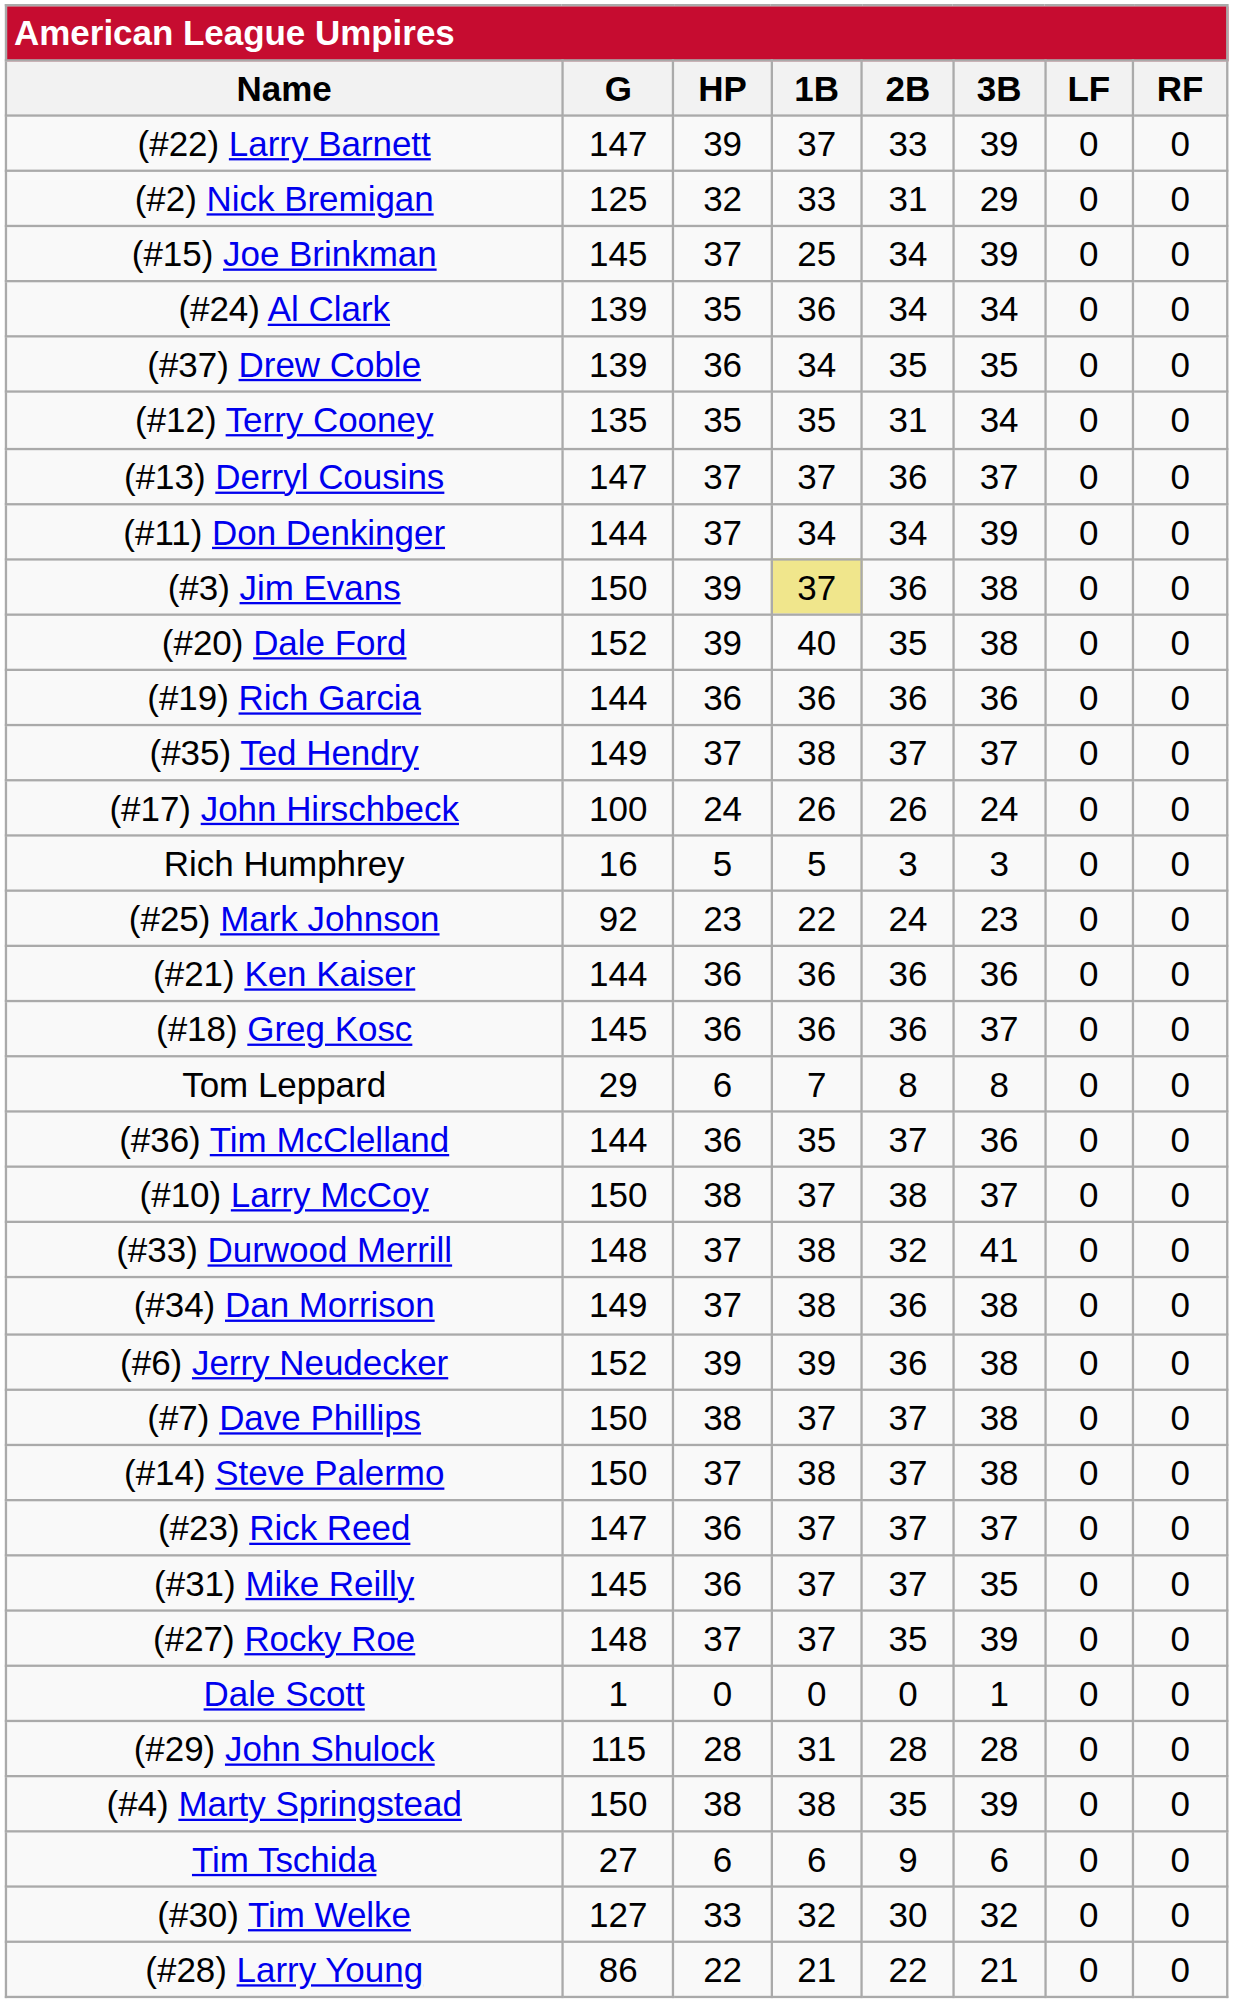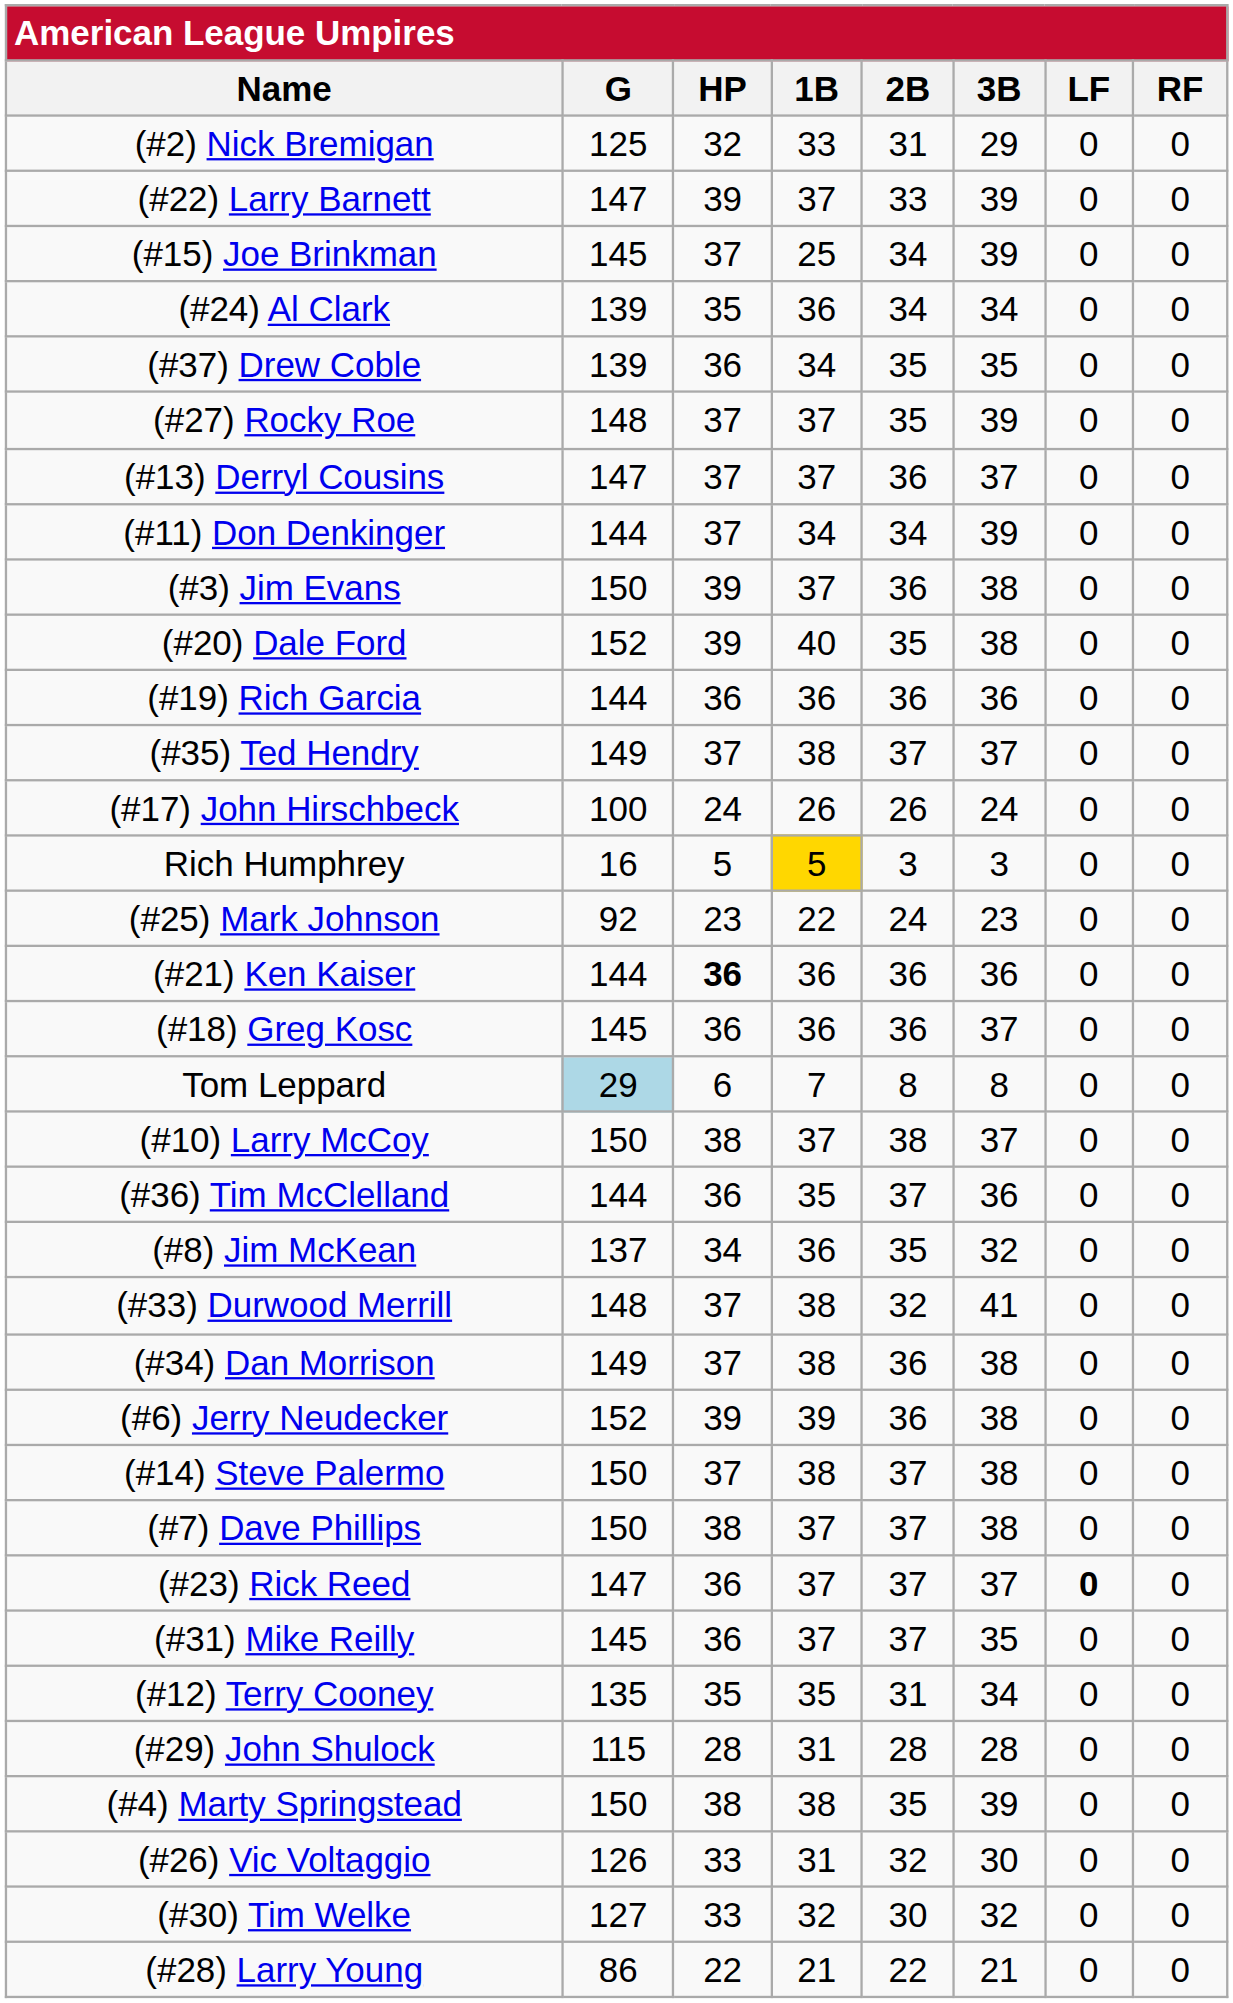rows swapped: (284, 144) <-> (284, 199)
rows swapped: (284, 420) <-> (284, 1638)
(817, 586) khaki background -> (817, 586) no background
(817, 863) no background -> (817, 863) gold background
(723, 974) normal -> (723, 974) bold
(618, 1084) no background -> (618, 1084) lightblue background
rows swapped: (284, 1140) <-> (284, 1195)
+ row: (284, 1250)
rows swapped: (284, 1472) <-> (284, 1416)
(1089, 1527) normal -> (1089, 1582) bold
- row: (284, 1693)
- row: (284, 1859)
+ row: (284, 1859)
